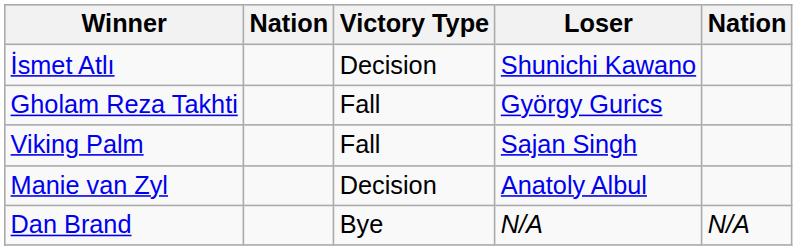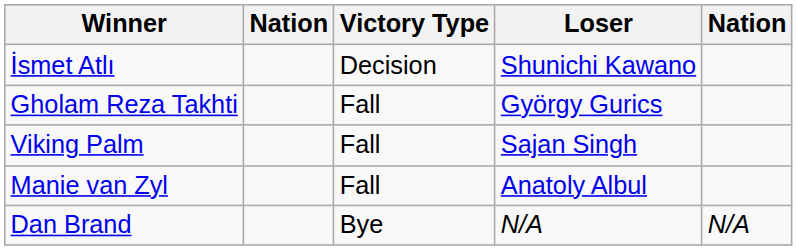(388, 184) Decision -> (360, 184) Fall
